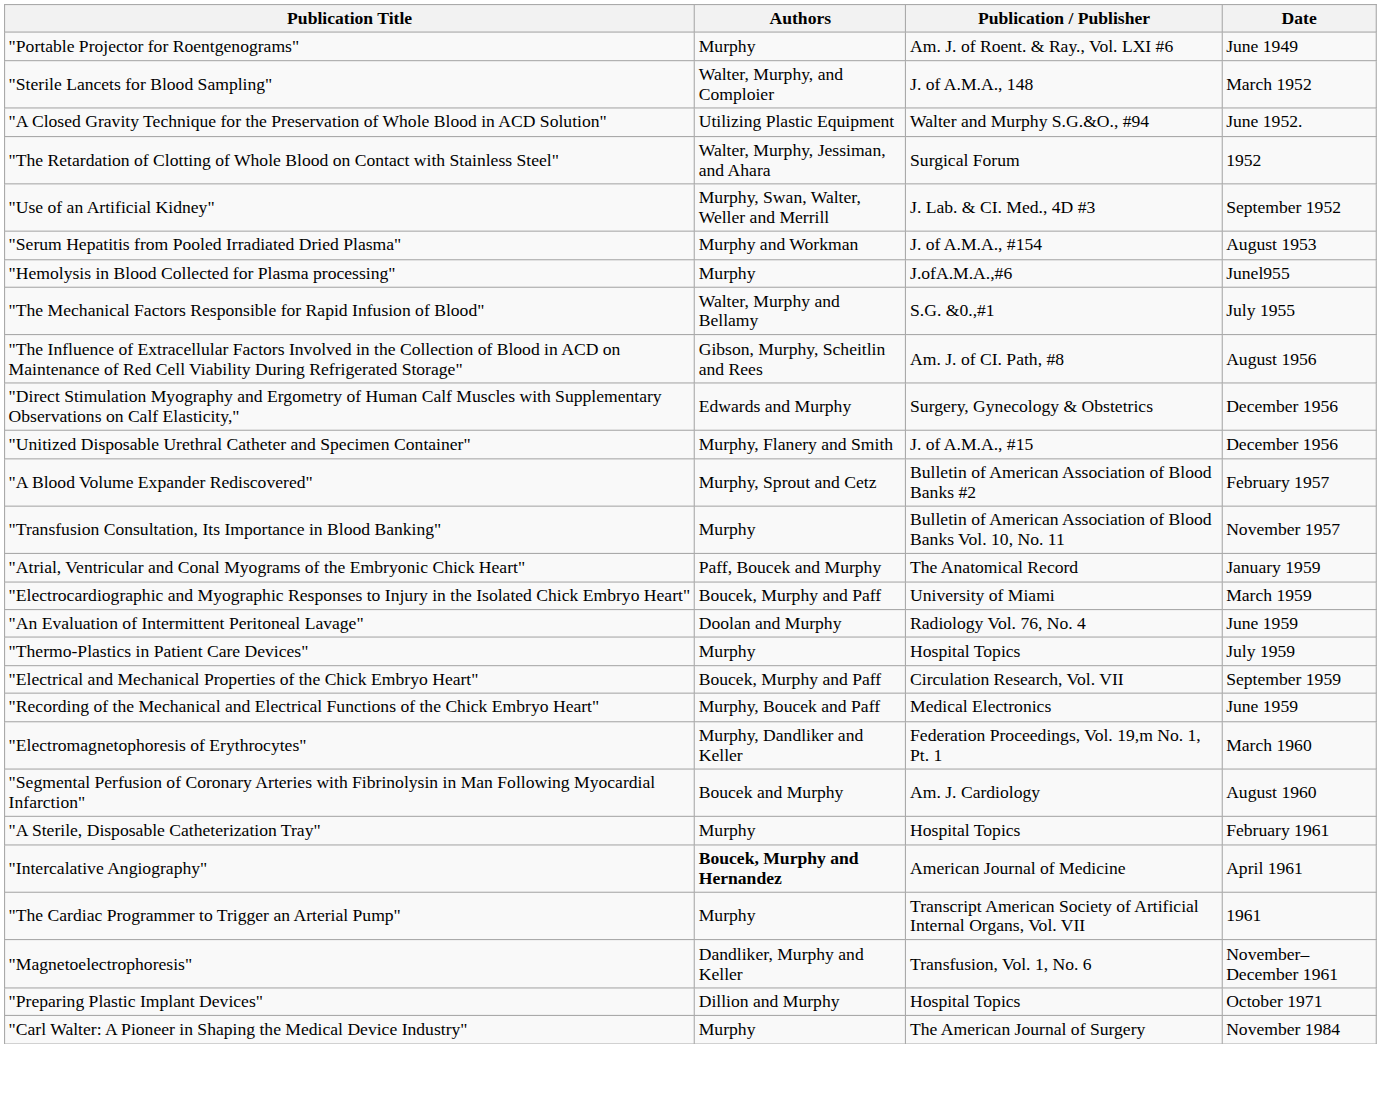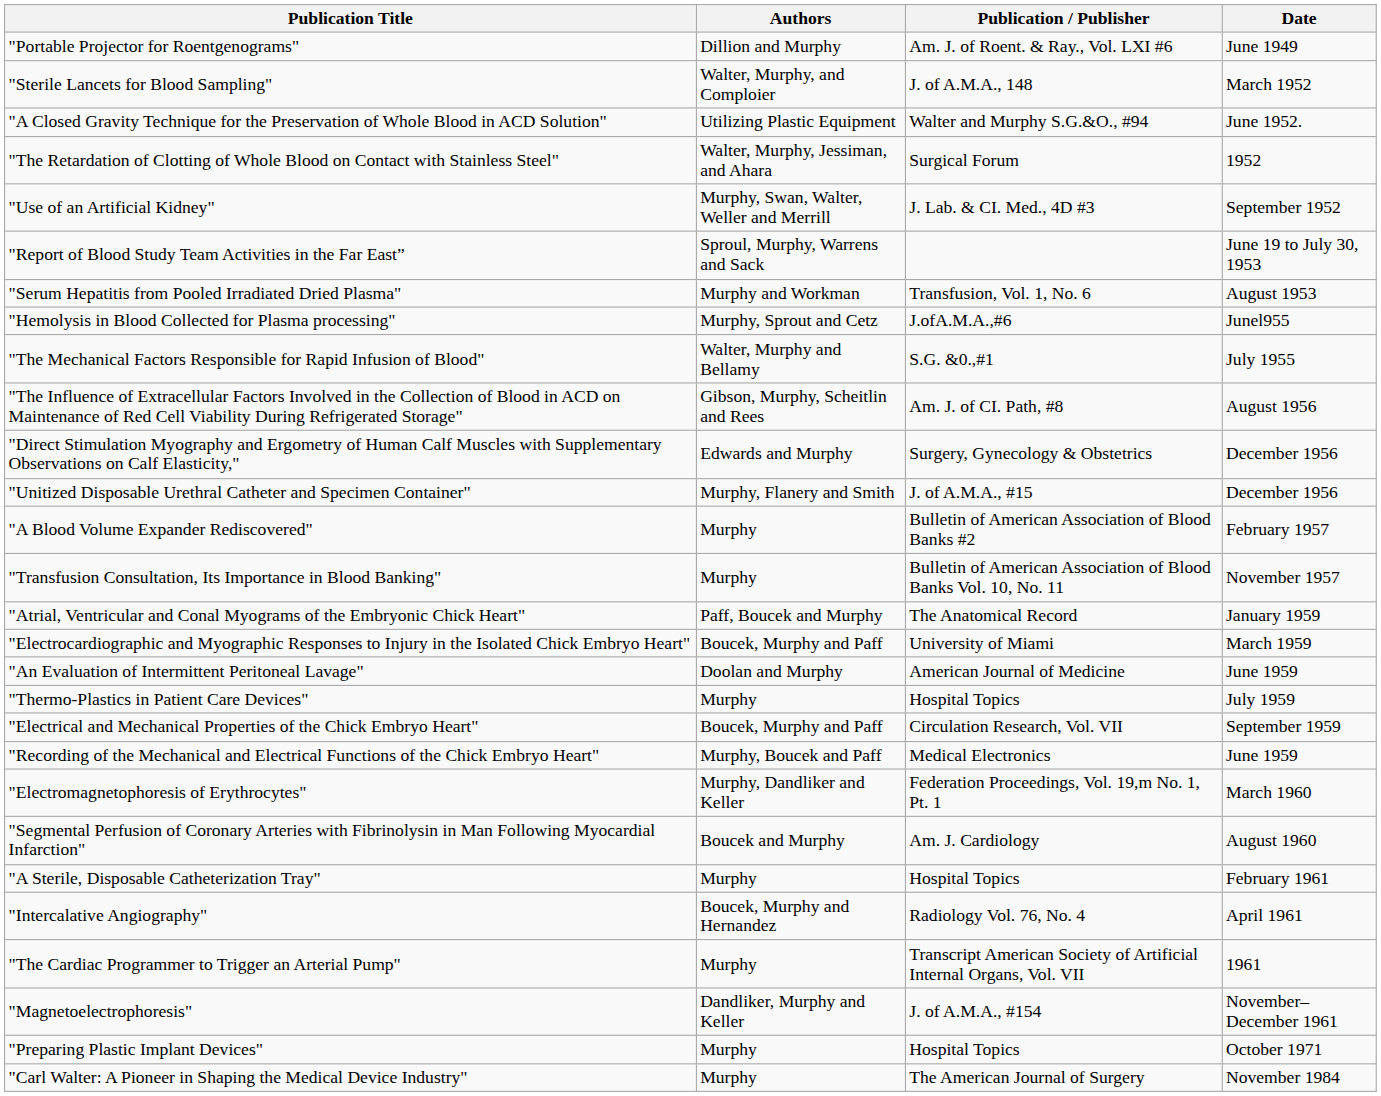(727, 46) Murphy -> (771, 46) Dillion and Murphy
+ row: (207, 255)
(976, 245) J. of A.M.A., #154 -> (1000, 293) Transfusion, Vol. 1, No. 6
(727, 273) Murphy -> (789, 320) Murphy, Sprout and Cetz
(788, 482) Murphy, Sprout and Cetz -> (729, 529) Murphy
(998, 623) Radiology Vol. 76, No. 4 -> (1017, 671) American Journal of Medicine
(779, 868) bold -> (775, 916) normal
(1018, 868) American Journal of Medicine -> (997, 916) Radiology Vol. 76, No. 4
(1001, 963) Transfusion, Vol. 1, No. 6 -> (975, 1011) J. of A.M.A., #154
(769, 1001) Dillion and Murphy -> (729, 1049) Murphy
